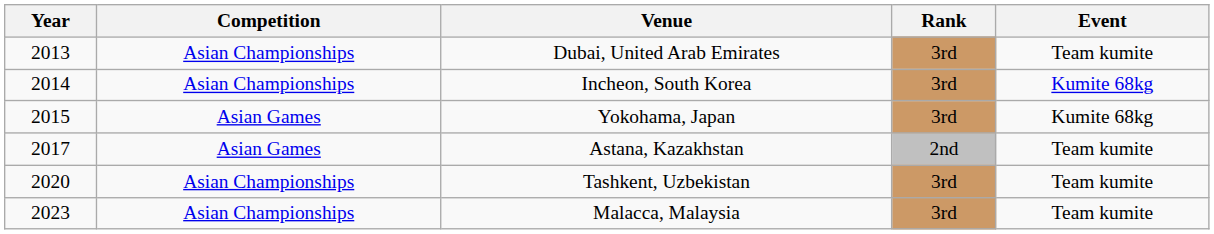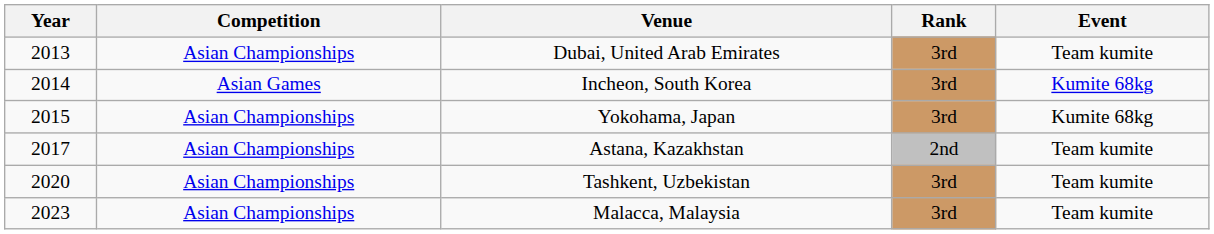(269, 85) Asian Championships -> (269, 85) Asian Games
(269, 117) Asian Games -> (269, 117) Asian Championships
(269, 149) Asian Games -> (269, 149) Asian Championships
